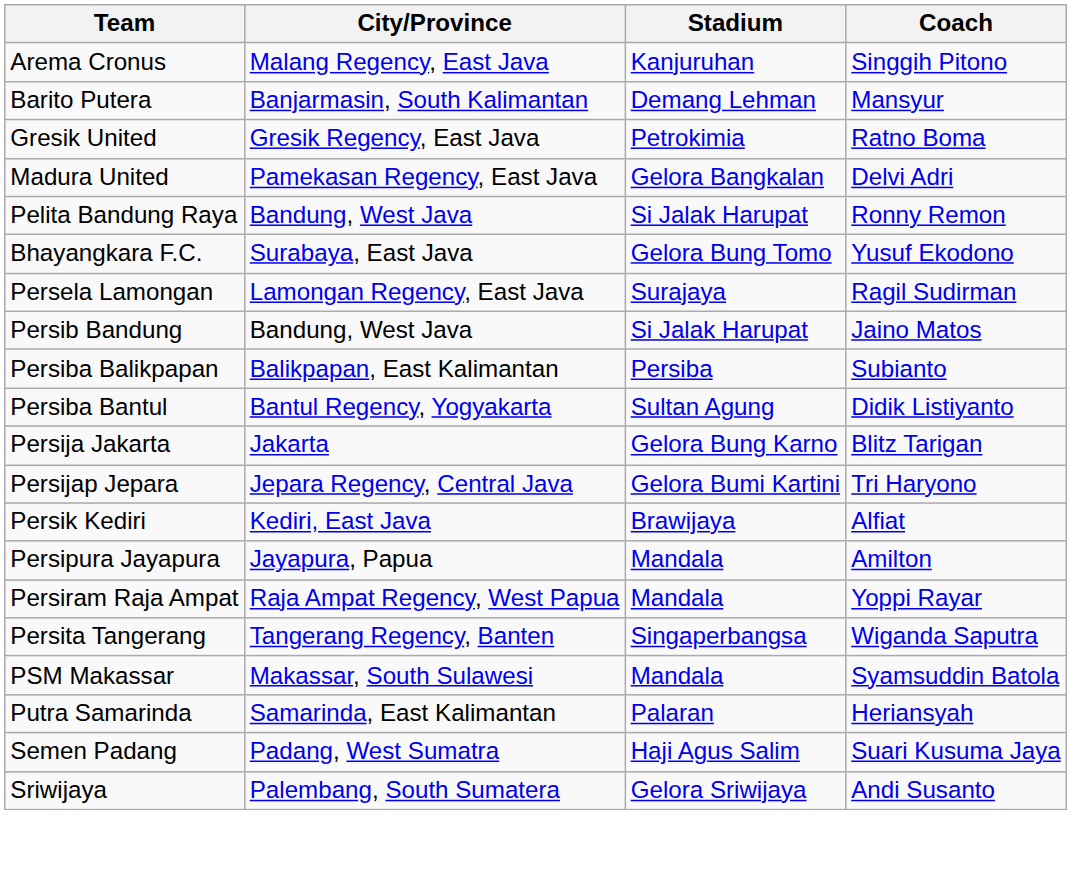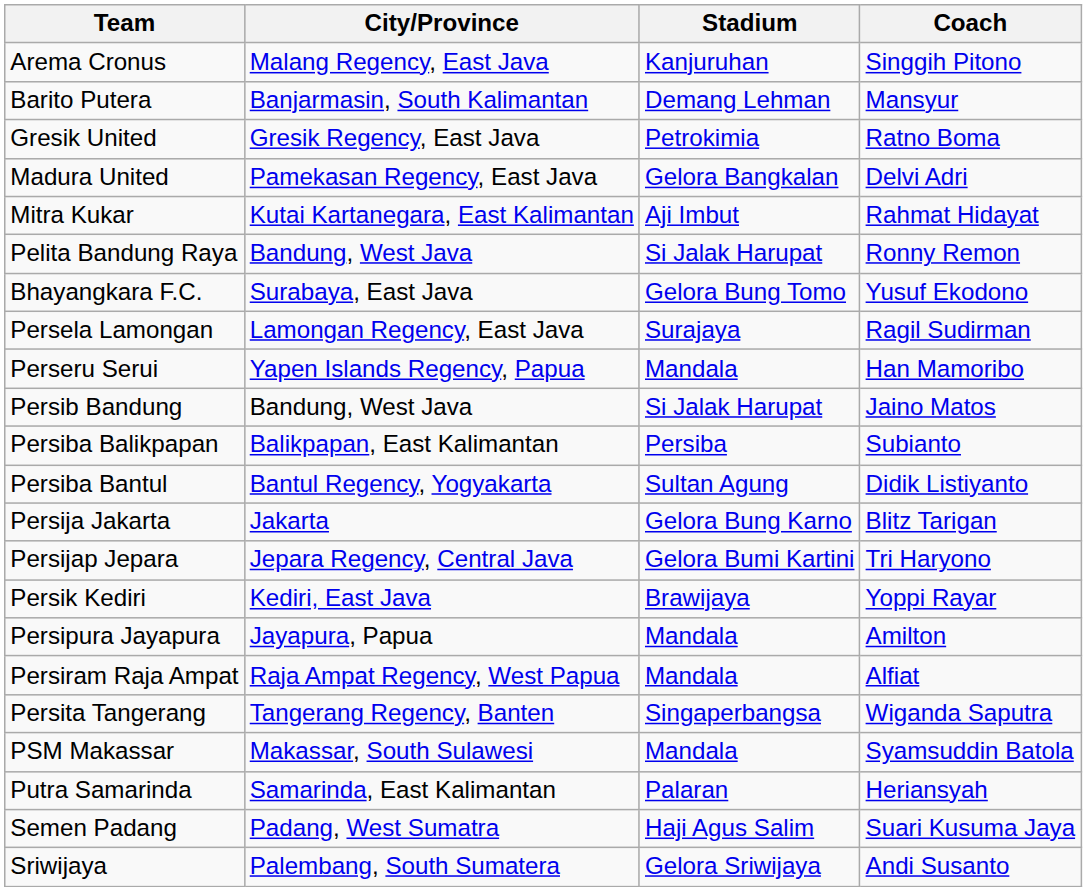+ row: (72, 215)
+ row: (84, 368)
(878, 521) Alfiat -> (931, 598) Yoppi Rayar
(917, 598) Yoppi Rayar -> (892, 675) Alfiat
